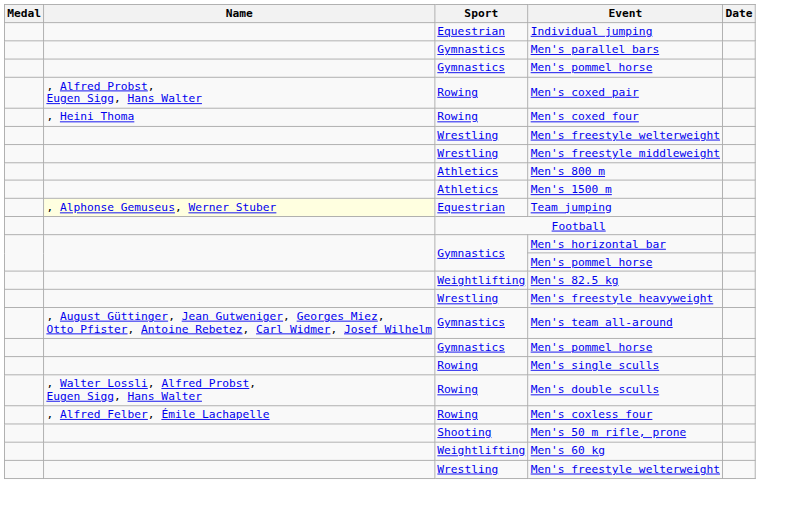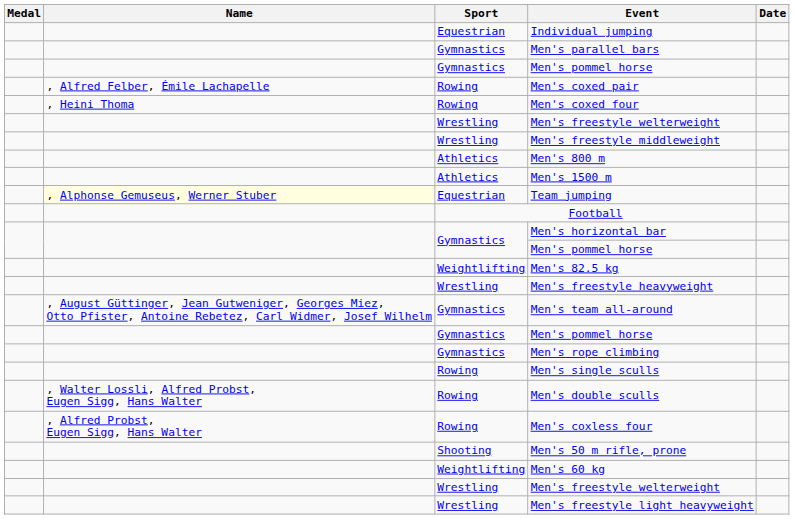(124, 93) , Alfred Probst, Eugen Sigg, Hans Walter -> (158, 86) , Alfred Felber, Émile Lachapelle
+ row: (471, 353)
(158, 415) , Alfred Felber, Émile Lachapelle -> (124, 427) , Alfred Probst, Eugen Sigg, Hans Walter
+ row: (468, 506)
